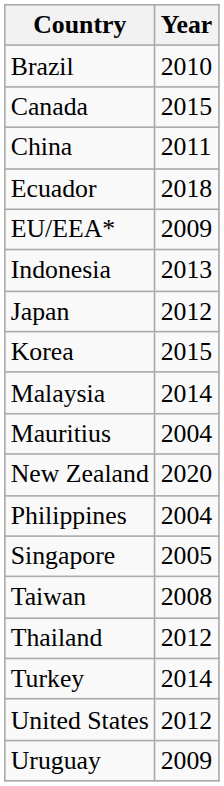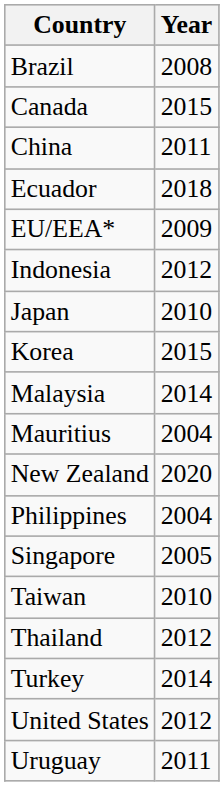(186, 65) 2010 -> (186, 65) 2008
(186, 270) 2013 -> (186, 270) 2012
(186, 310) 2012 -> (186, 310) 2010
(186, 596) 2008 -> (186, 596) 2010
(186, 760) 2009 -> (186, 760) 2011
